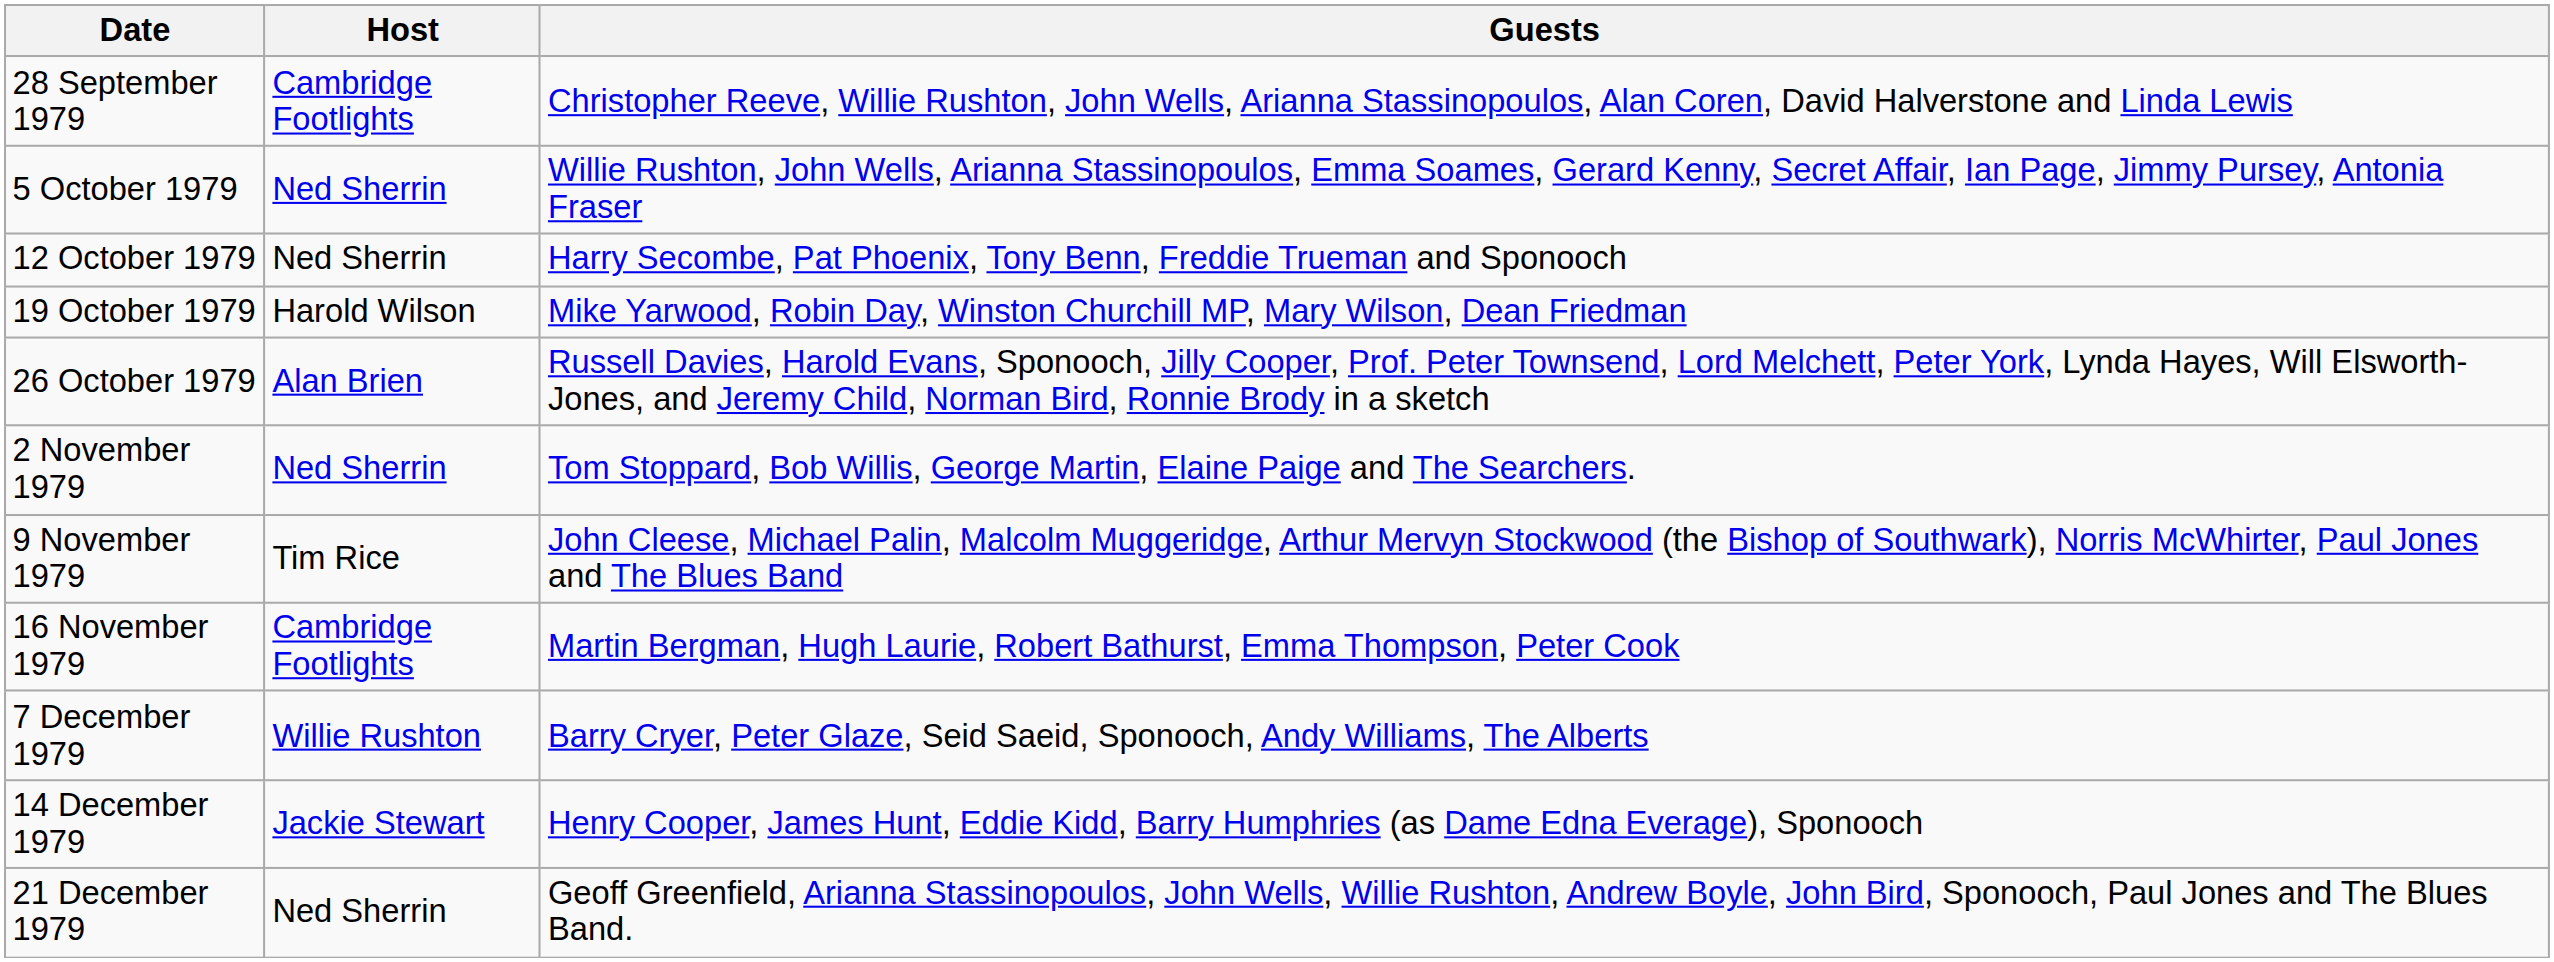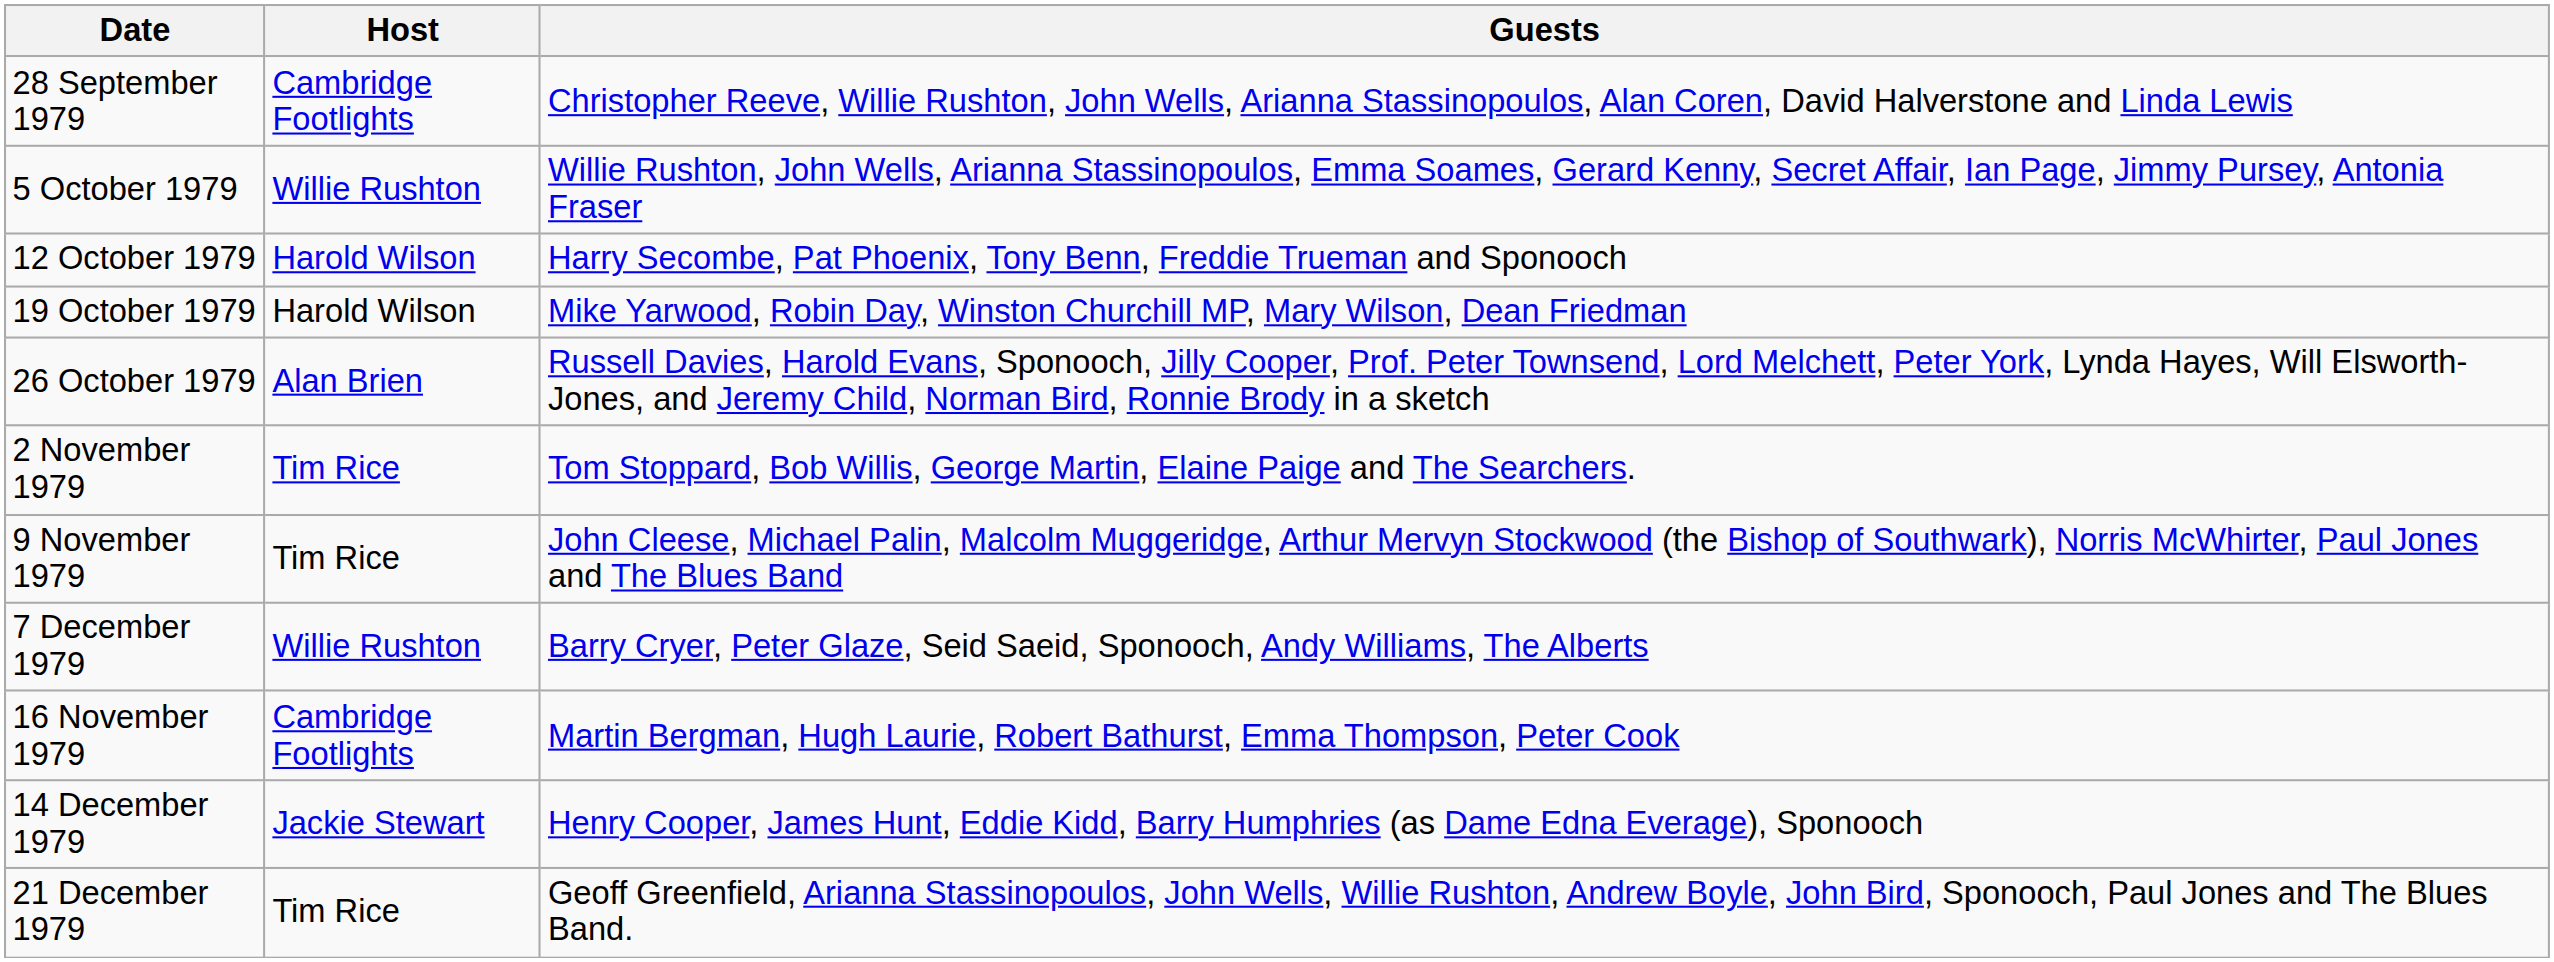(359, 188) Ned Sherrin -> (377, 188) Willie Rushton
(359, 259) Ned Sherrin -> (374, 259) Harold Wilson
(359, 469) Ned Sherrin -> (336, 469) Tim Rice
rows swapped: (111, 646) <-> (101, 734)
(359, 911) Ned Sherrin -> (336, 911) Tim Rice
